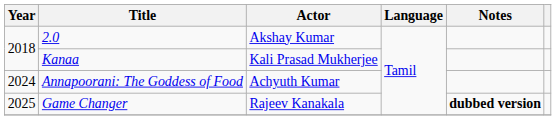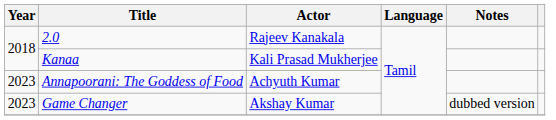(292, 37) Akshay Kumar -> (297, 37) Rajeev Kanakala
(22, 81) 2024 -> (22, 81) 2023
(22, 103) 2025 -> (22, 103) 2023
(297, 103) Rajeev Kanakala -> (292, 103) Akshay Kumar
(495, 103) bold -> (492, 103) normal
